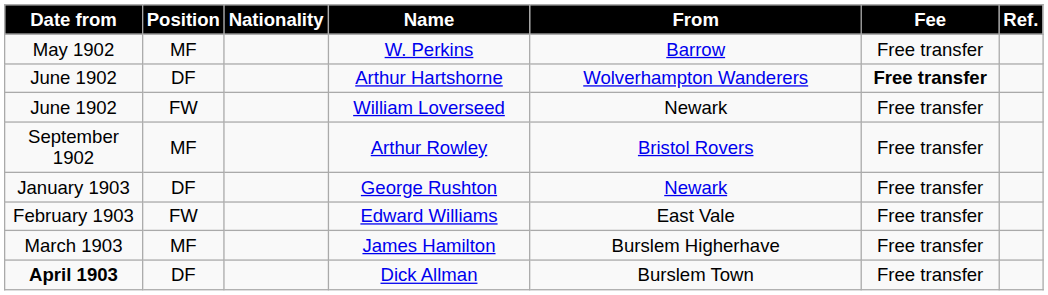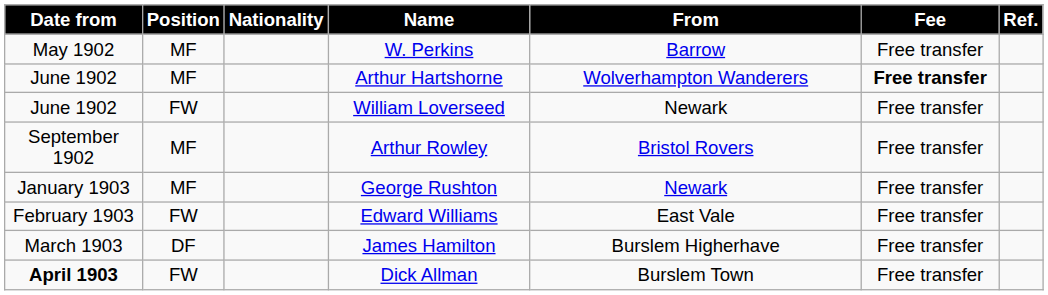(183, 78) DF -> (183, 78) MF
(183, 187) DF -> (183, 187) MF
(183, 246) MF -> (183, 246) DF
(183, 275) DF -> (183, 275) FW
